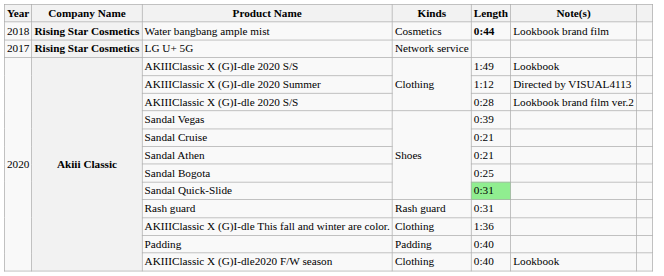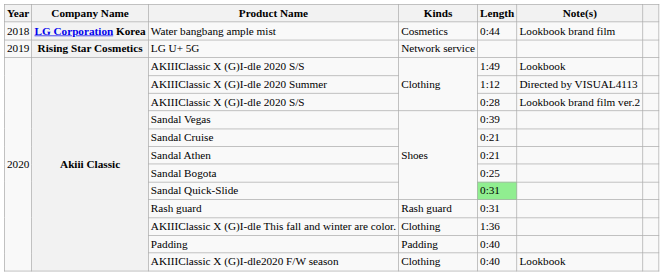(87, 31) Rising Star Cosmetics -> (90, 31) LG Corporation Korea
(484, 31) bold -> (490, 31) normal
(18, 48) 2017 -> (18, 48) 2019
